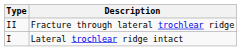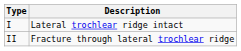rows swapped: (9, 39) <-> (11, 25)
